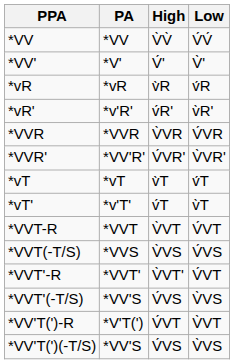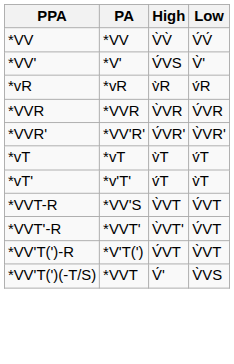(158, 63) V́' -> (167, 63) V́VS
- row: (21, 110)
(120, 228) *VVT -> (122, 205) *VV'S
- row: (44, 252)
- row: (46, 299)
(122, 346) *VV'S -> (120, 275) *VVT
(167, 346) V́VS -> (158, 275) V́'
